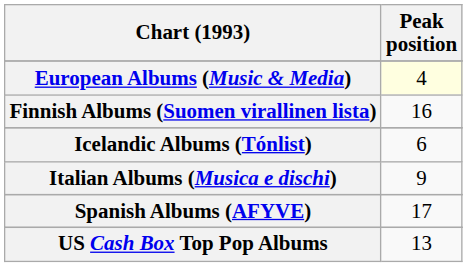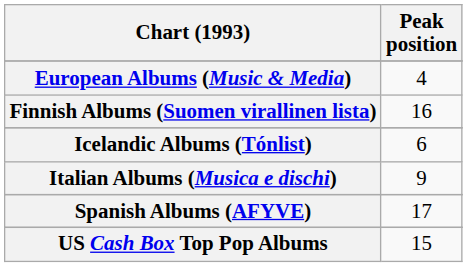(422, 77) lightyellow background -> (422, 77) no background
(422, 244) 13 -> (422, 244) 15
